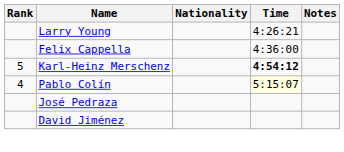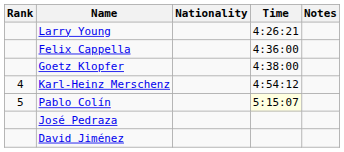+ row: (81, 67)
(20, 67) 5 -> (20, 85) 4
(276, 67) bold -> (276, 85) normal
(20, 85) 4 -> (20, 102) 5
